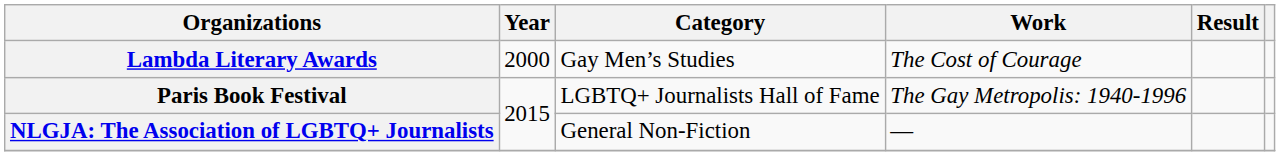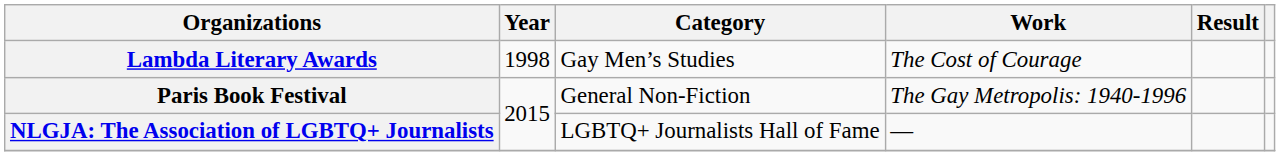(527, 58) 2000 -> (527, 58) 1998
(720, 95) LGBTQ+ Journalists Hall of Fame -> (655, 95) General Non-Fiction
(655, 131) General Non-Fiction -> (720, 131) LGBTQ+ Journalists Hall of Fame
